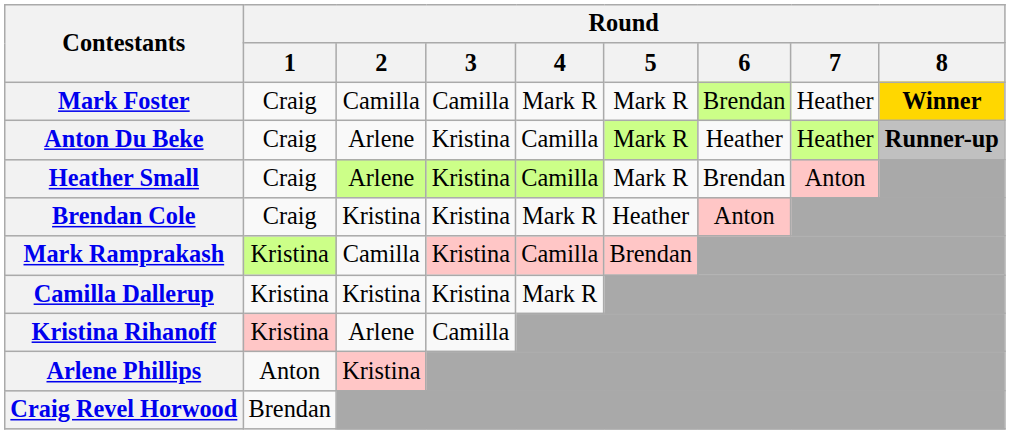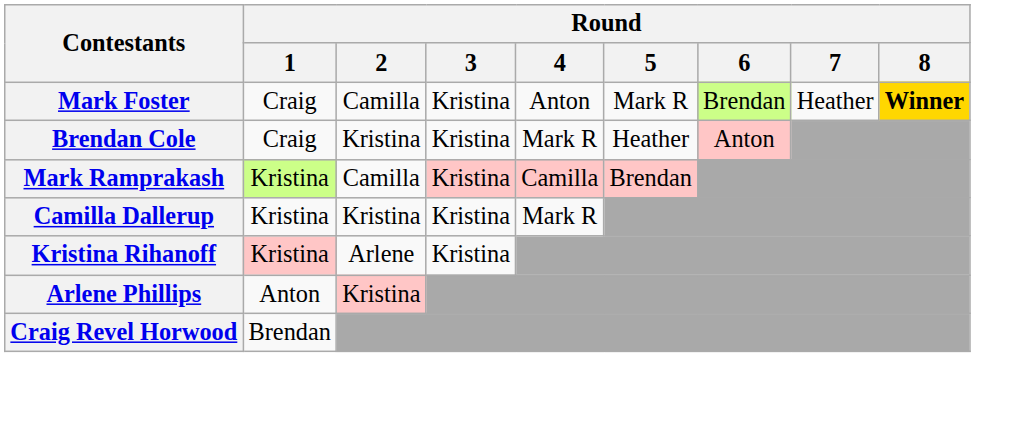(471, 100) Camilla -> (471, 100) Kristina
(560, 100) Mark R -> (560, 100) Anton
- row: (124, 139)
- row: (124, 178)
(471, 332) Camilla -> (471, 255) Kristina
